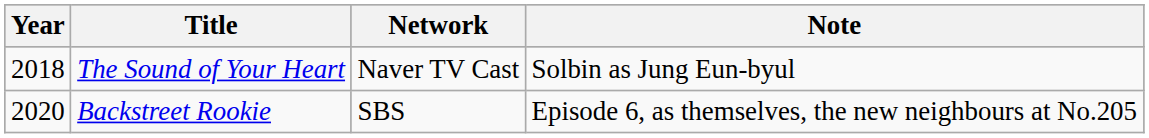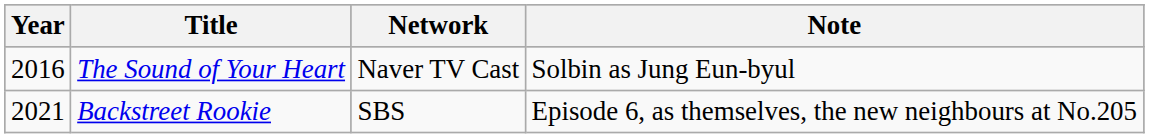(38, 68) 2018 -> (38, 68) 2016
(38, 111) 2020 -> (38, 111) 2021
